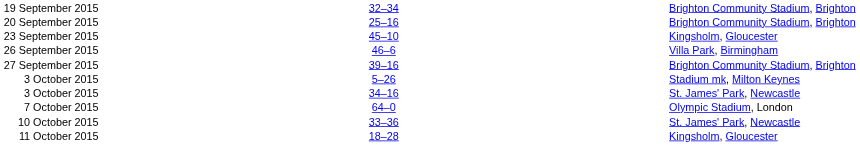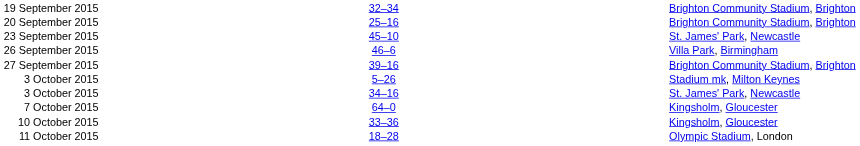(723, 36) Kingsholm, Gloucester -> (735, 36) St. James' Park, Newcastle
(731, 108) Olympic Stadium, London -> (723, 108) Kingsholm, Gloucester
(735, 122) St. James' Park, Newcastle -> (723, 122) Kingsholm, Gloucester
(723, 136) Kingsholm, Gloucester -> (731, 136) Olympic Stadium, London
